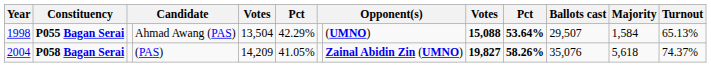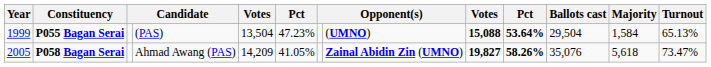(19, 33) 1998 -> (19, 33) 1999
(185, 33) Ahmad Awang (PAS) -> (149, 33) (PAS)
(297, 33) 42.29% -> (297, 33) 47.23%
(566, 33) 29,507 -> (566, 33) 29,504
(19, 52) 2004 -> (19, 52) 2005
(149, 52) (PAS) -> (185, 52) Ahmad Awang (PAS)
(680, 52) 74.37% -> (680, 52) 73.47%
